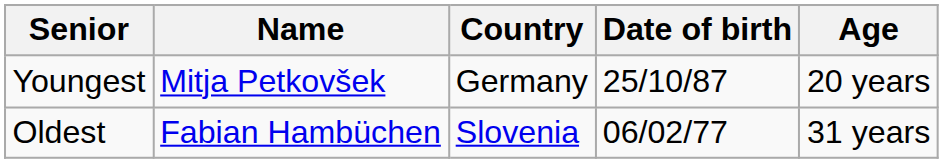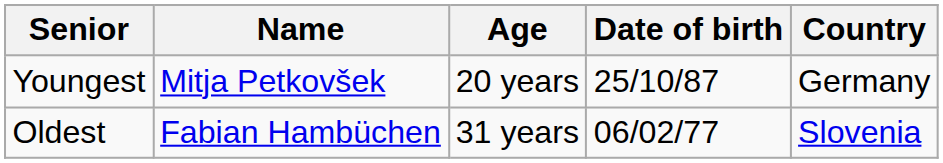columns swapped: (522, 30) <-> (869, 30)
